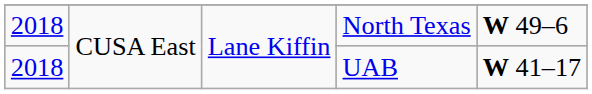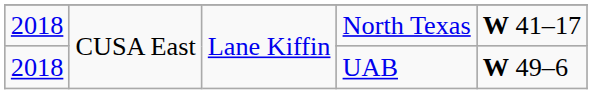(525, 25) W 49–6 -> (532, 25) W 41–17
(532, 66) W 41–17 -> (525, 66) W 49–6
